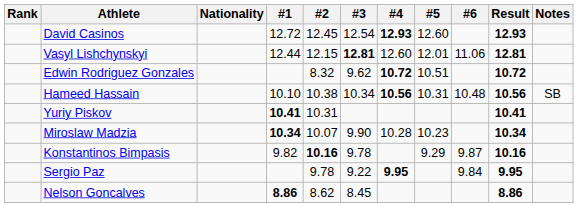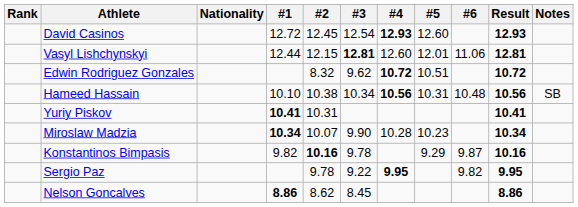(470, 172) 9.84 -> (470, 172) 9.82
